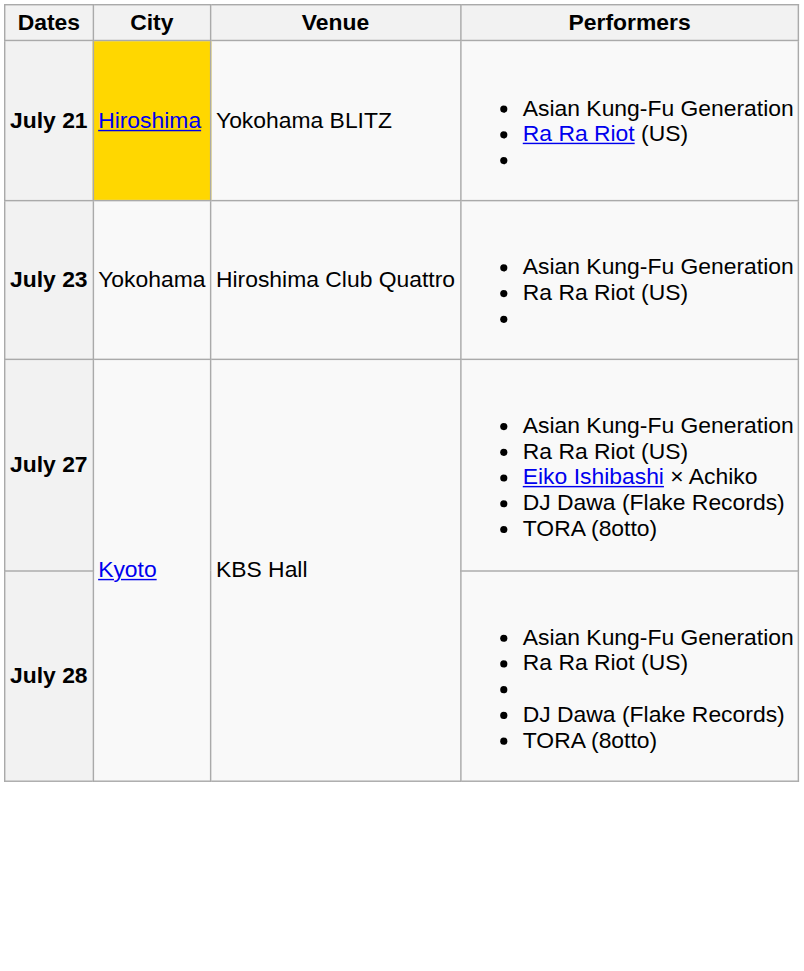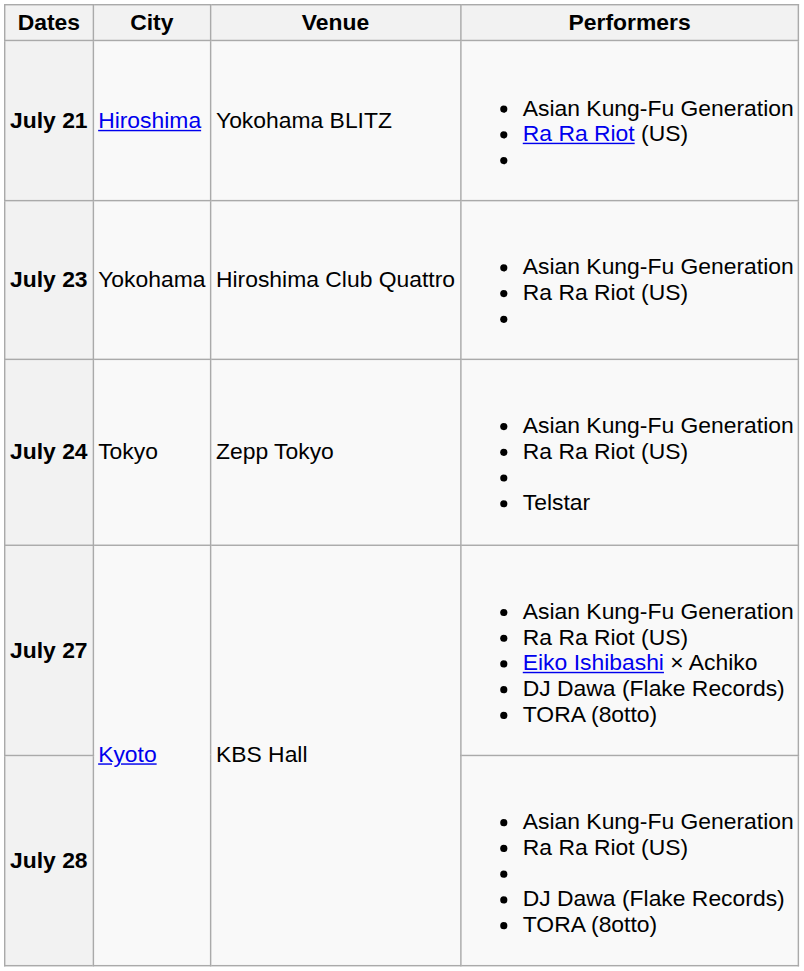(150, 120) gold background -> (150, 120) no background
+ row: (49, 451)
